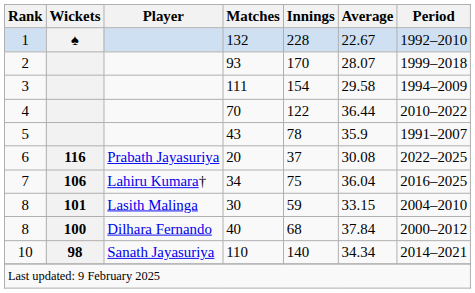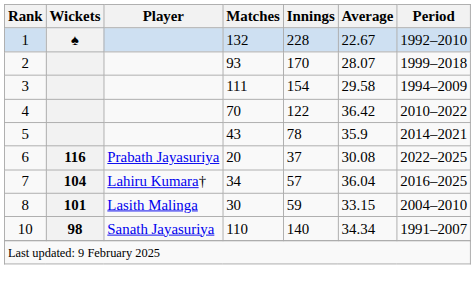(358, 110) 36.44 -> (358, 110) 36.42
(434, 134) 1991–2007 -> (434, 134) 2014–2021
(75, 181) 106 -> (75, 181) 104
(294, 181) 75 -> (294, 181) 57
- row: (234, 228)
(434, 252) 2014–2021 -> (434, 228) 1991–2007
